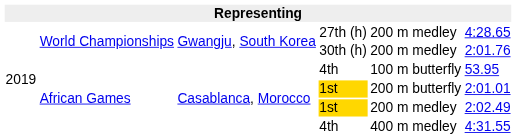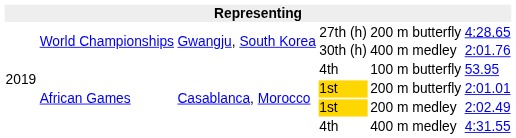(413, 32) 200 m medley -> (416, 32) 200 m butterfly
(413, 51) 200 m medley -> (413, 51) 400 m medley
